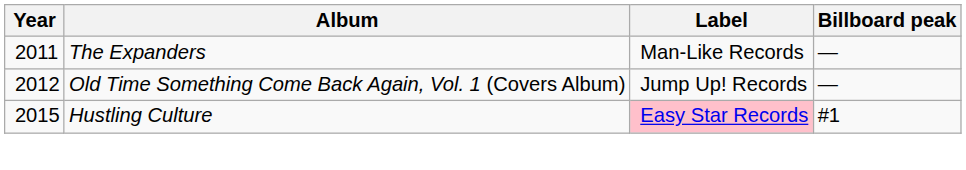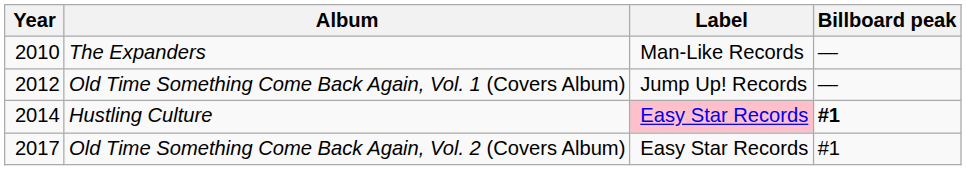(34, 52) 2011 -> (35, 52) 2010
(35, 116) 2015 -> (35, 116) 2014
(829, 116) normal -> (829, 116) bold
+ row: (347, 148)
